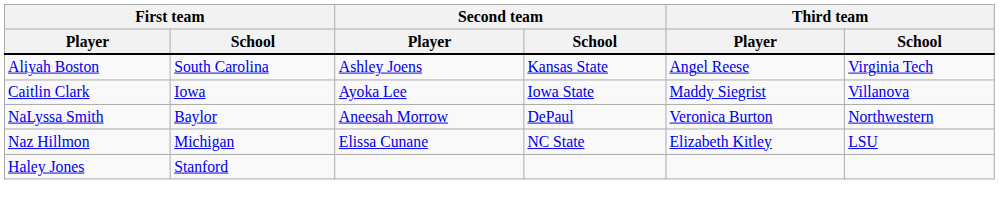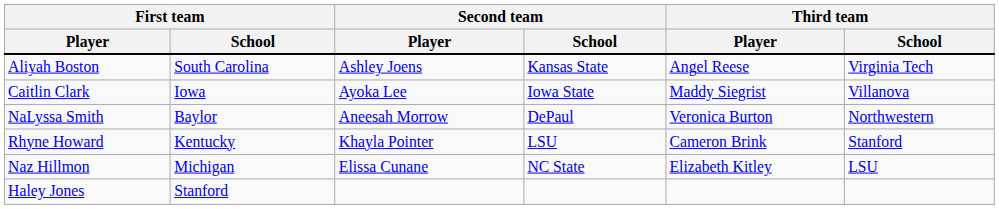+ row: (56, 141)
